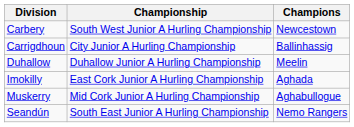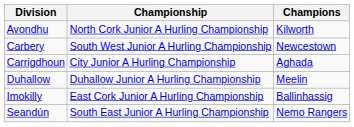+ row: (28, 29)
(305, 46) Ballinhassig -> (295, 63) Aghada
(295, 79) Aghada -> (305, 96) Ballinhassig
- row: (28, 96)
